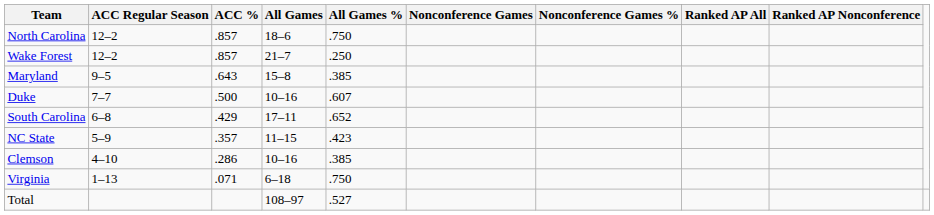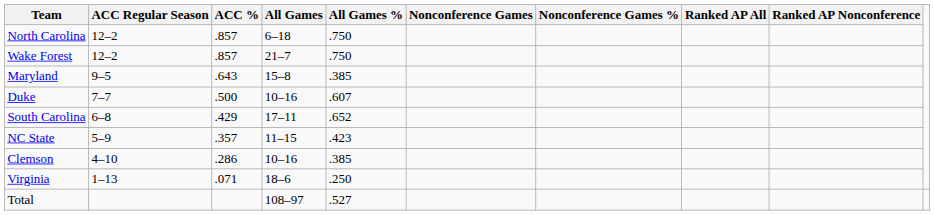(278, 35) 18–6 -> (278, 35) 6–18
(340, 55) .250 -> (340, 55) .750
(278, 179) 6–18 -> (278, 179) 18–6
(340, 179) .750 -> (340, 179) .250
